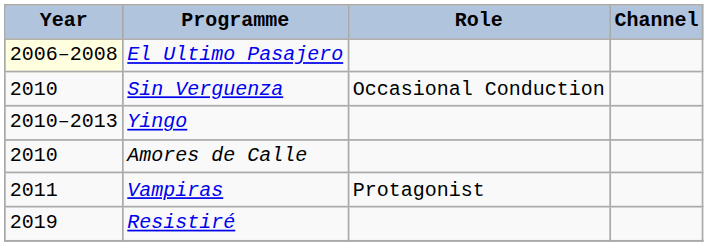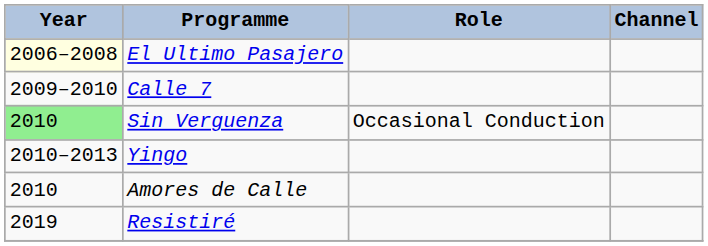+ row: (169, 89)
(34, 89) no background -> (34, 122) lightgreen background
- row: (175, 189)
